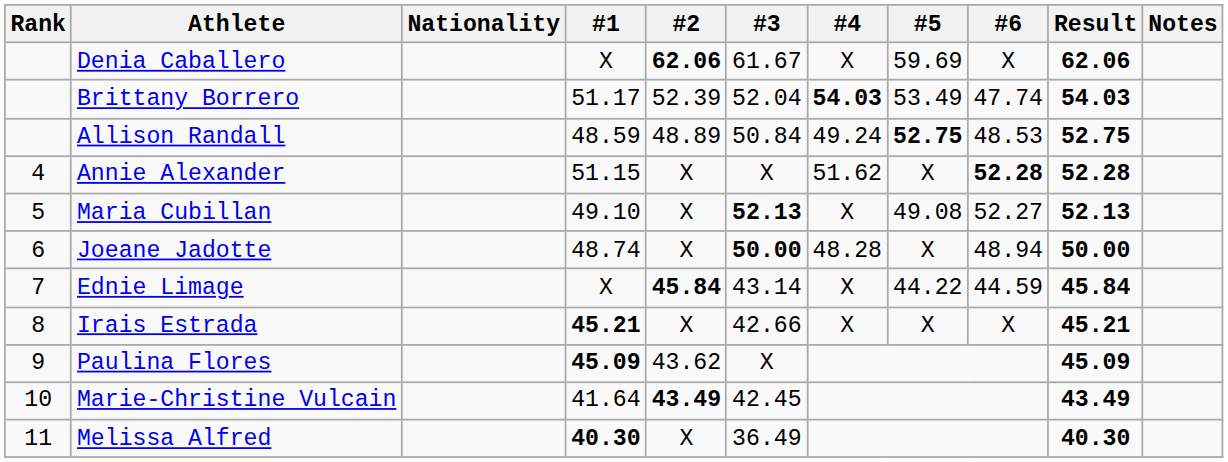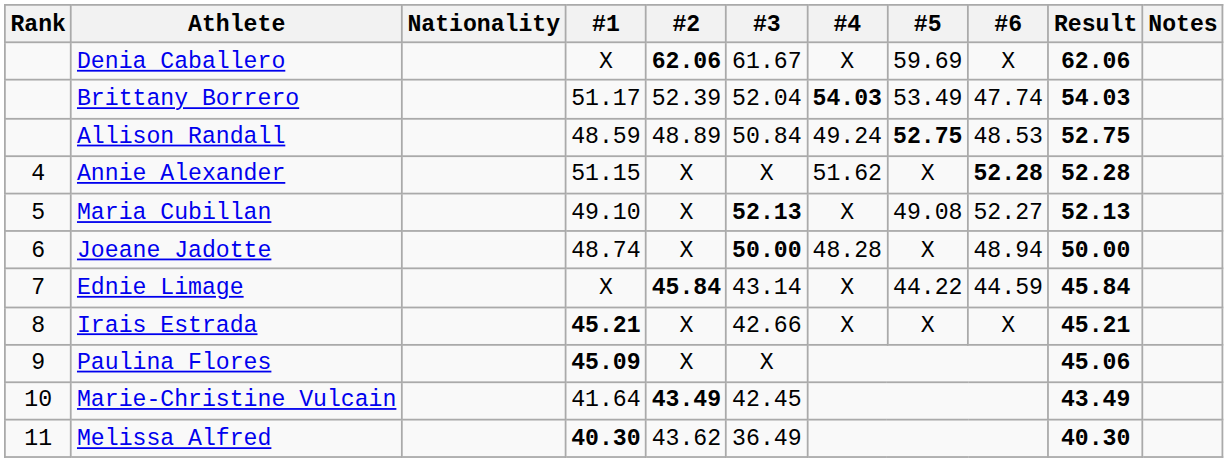(686, 363) 43.62 -> (686, 363) X
(1096, 363) 45.09 -> (1096, 363) 45.06
(686, 439) X -> (686, 439) 43.62
